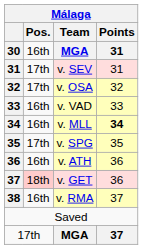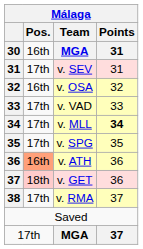(38, 87) 17th -> (38, 87) 16th
(38, 105) 16th -> (38, 105) 17th
(38, 124) 16th -> (38, 124) 17th
(38, 161) no background -> (38, 161) lightsalmon background
(38, 198) 16th -> (38, 198) 17th
